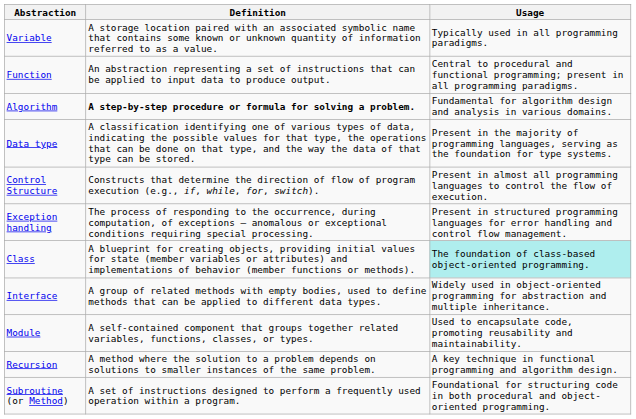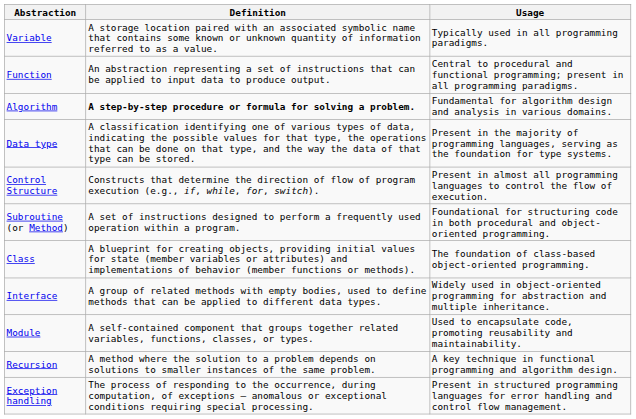rows swapped: (38, 396) <-> (32, 222)
(514, 259) paleturquoise background -> (514, 259) no background
